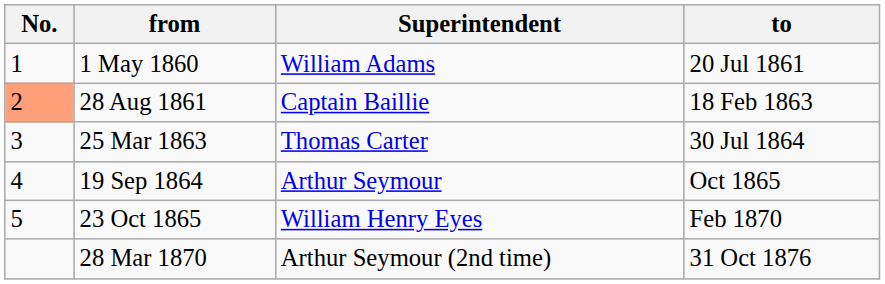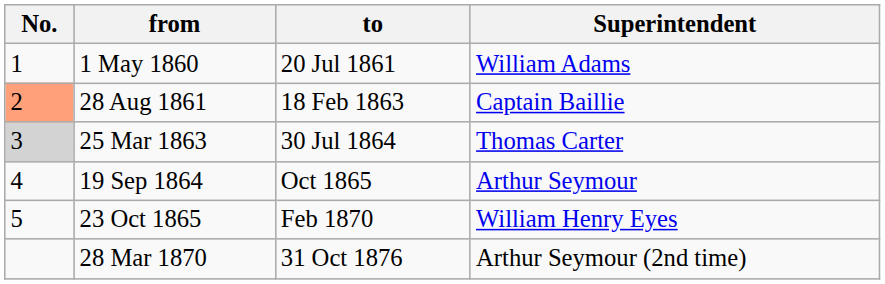columns swapped: (782, 24) <-> (480, 24)
(17, 141) no background -> (17, 141) lightgrey background
